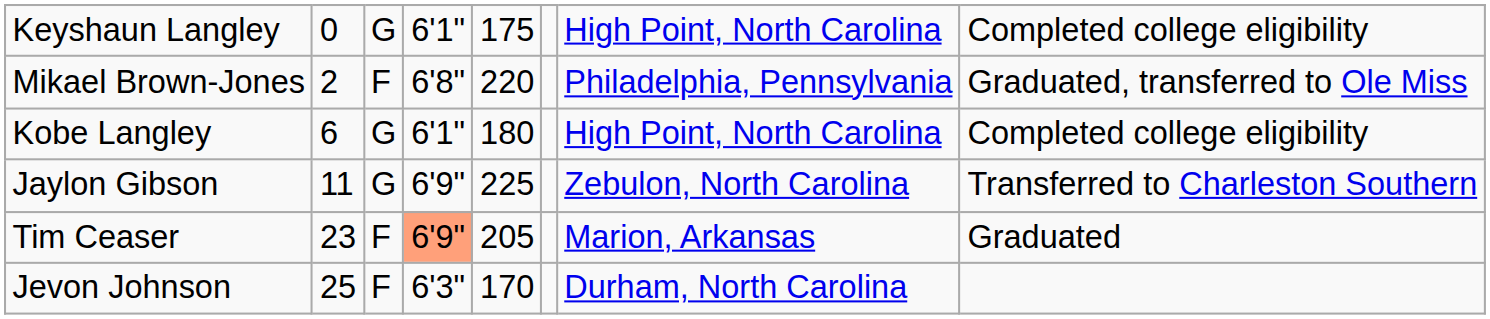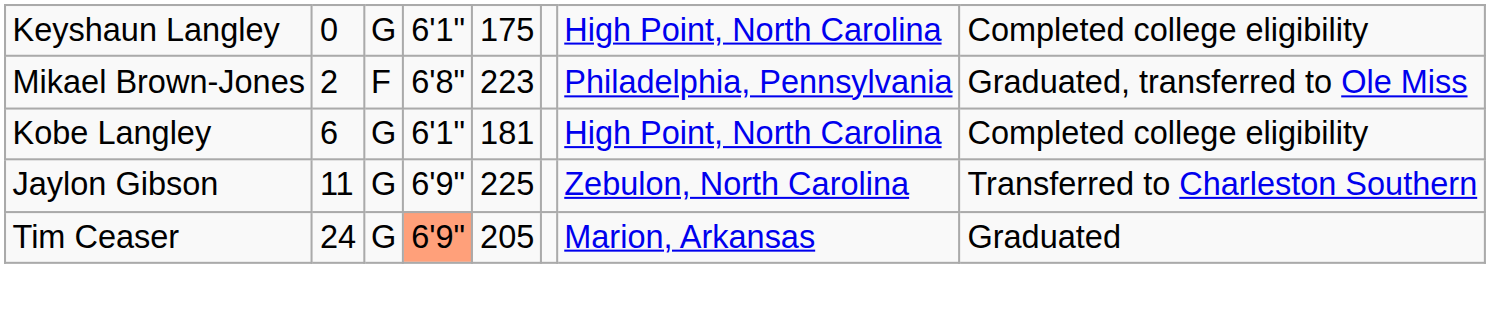(507, 81) 220 -> (507, 81) 223
(507, 133) 180 -> (507, 133) 181
(338, 236) 23 -> (338, 236) 24
(381, 236) F -> (384, 236) G
- row: (122, 287)
